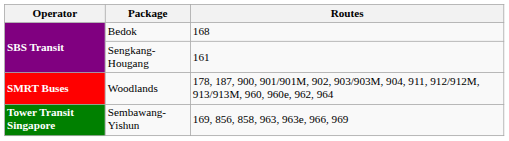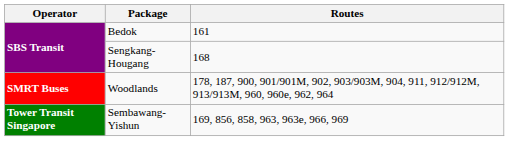(201, 31) 168 -> (201, 31) 161
(201, 56) 161 -> (201, 56) 168
